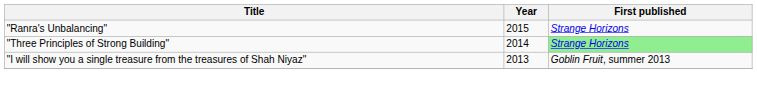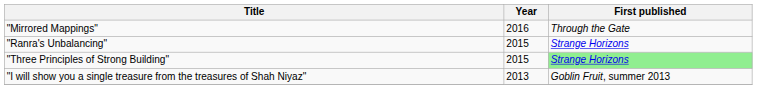+ row: (52, 28)
(518, 44) 2014 -> (518, 60) 2015
